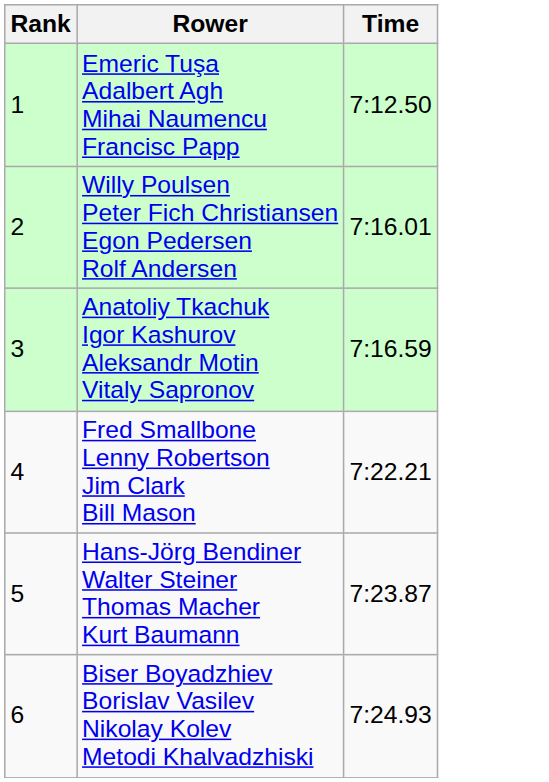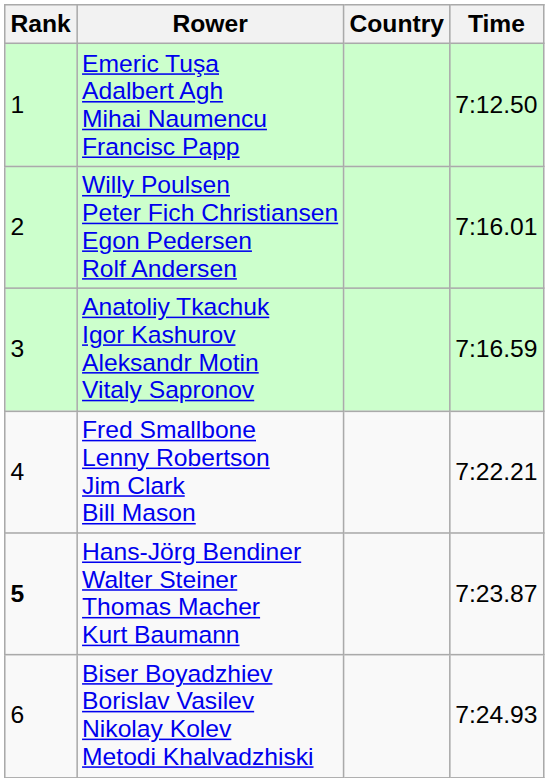+ column: (397, 24)
(17, 593) normal -> (17, 593) bold
